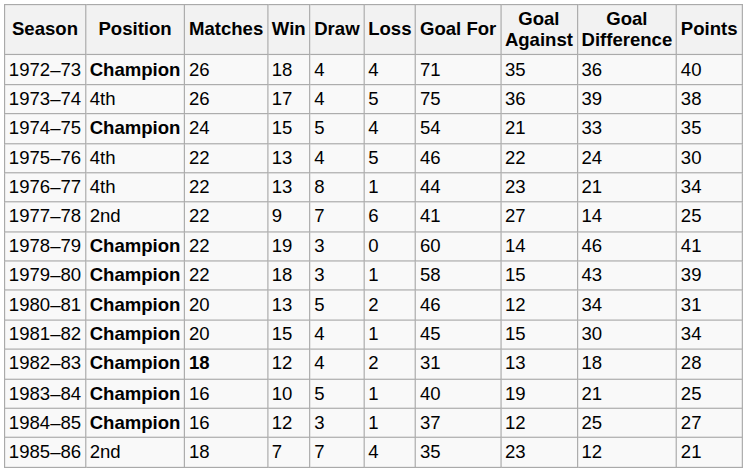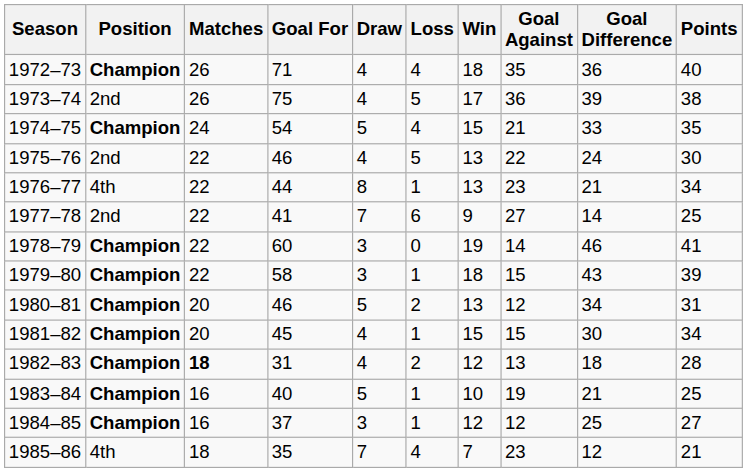columns swapped: (289, 29) <-> (458, 29)
(103, 98) 4th -> (105, 98) 2nd
(103, 157) 4th -> (105, 157) 2nd
(105, 452) 2nd -> (103, 452) 4th
